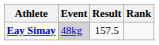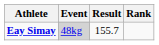(107, 31) 157.5 -> (107, 31) 155.7
